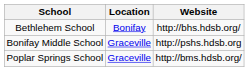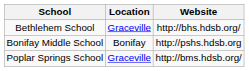(129, 27) Bonifay -> (129, 27) Graceville
(129, 43) Graceville -> (129, 43) Bonifay
